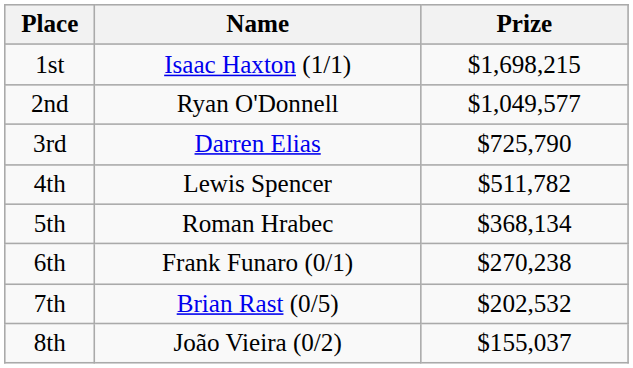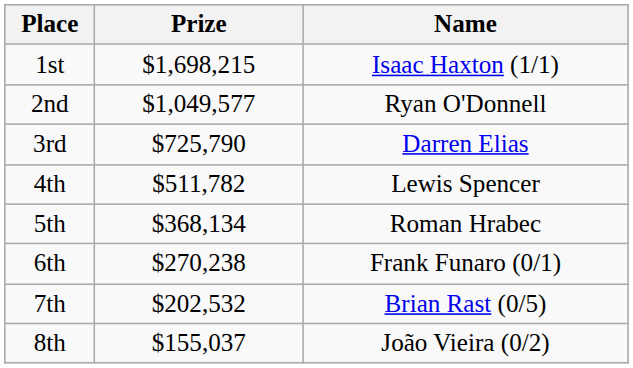columns swapped: (258, 24) <-> (524, 24)
